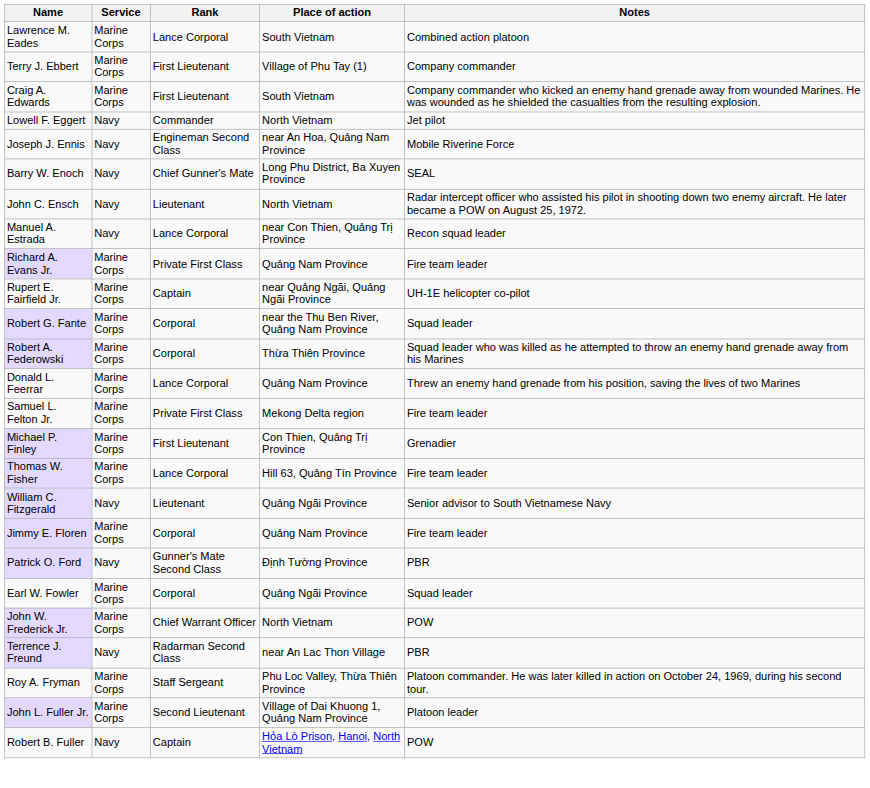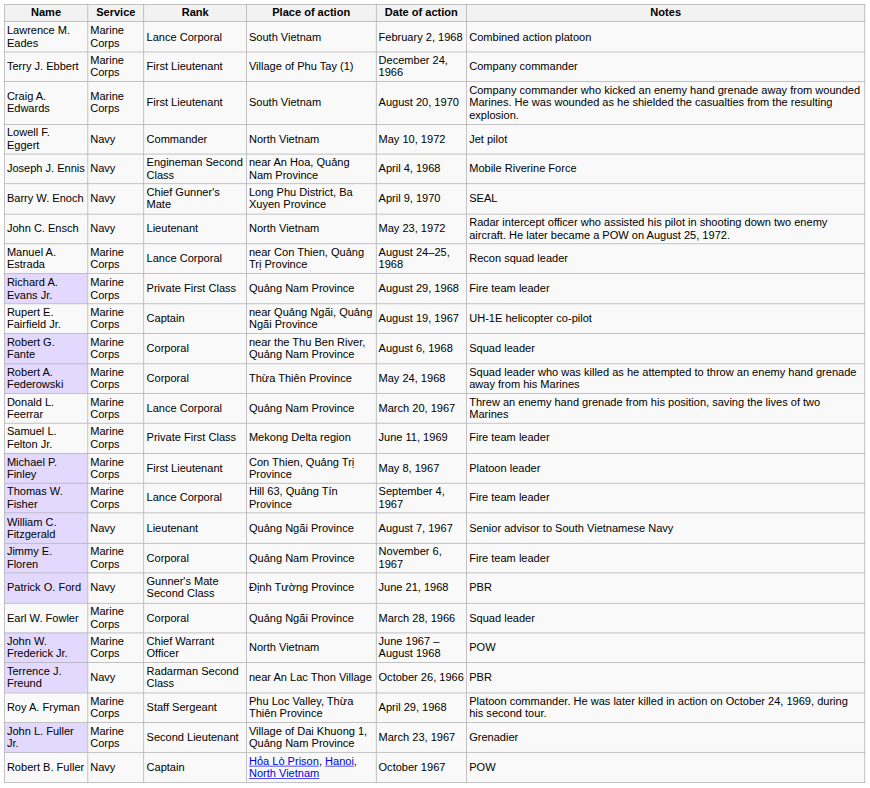+ column: (421, 13)
(107, 234) Navy -> (107, 258) Marine Corps
(432, 443) Grenadier -> (505, 468) Platoon leader
(443, 712) Platoon leader -> (494, 737) Grenadier
